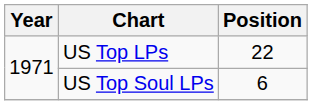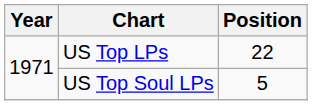(262, 83) 6 -> (262, 83) 5
